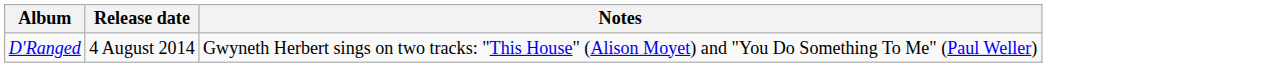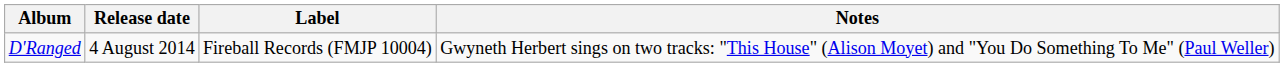+ column: (317, 18)
